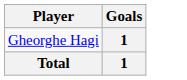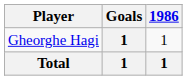+ column: (164, 16)
